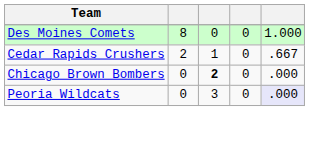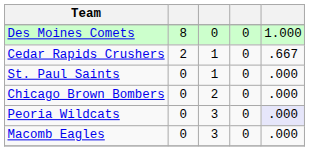+ row: (64, 75)
(214, 75) bold -> (214, 95) normal
+ row: (56, 136)
